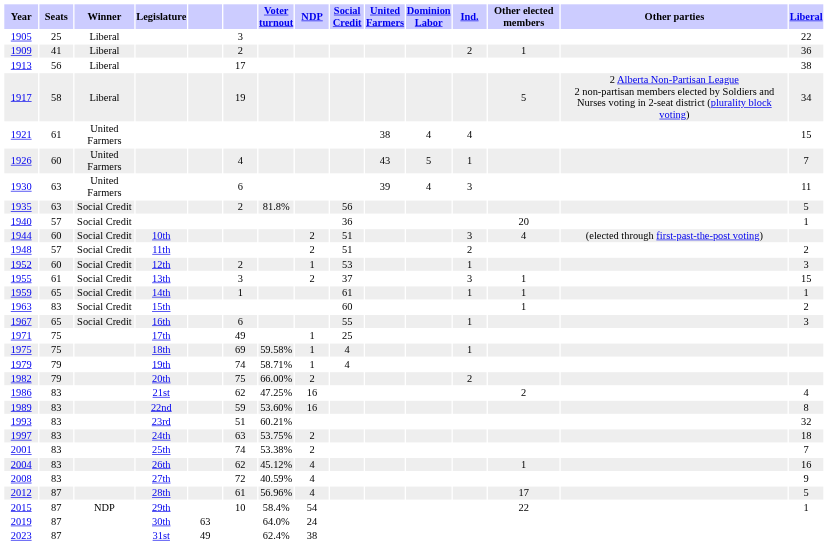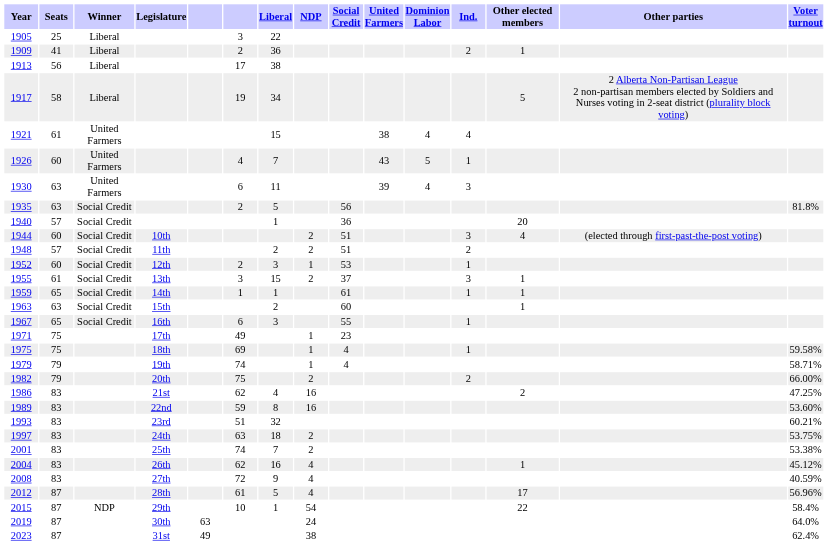columns swapped: (806, 16) <-> (276, 16)
(56, 307) 83 -> (56, 307) 63
(347, 335) 25 -> (346, 335) 23
